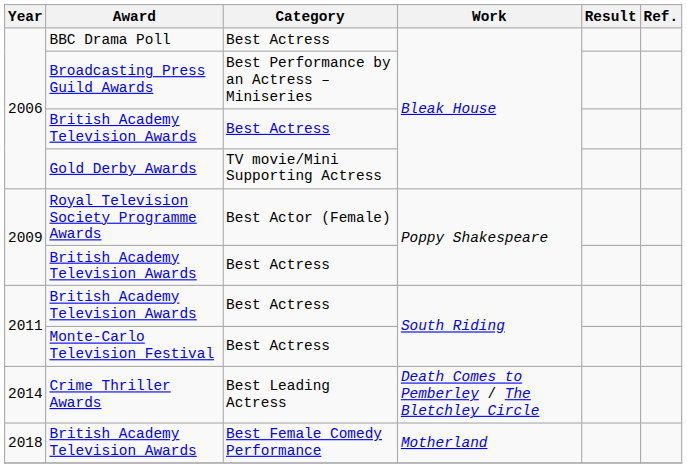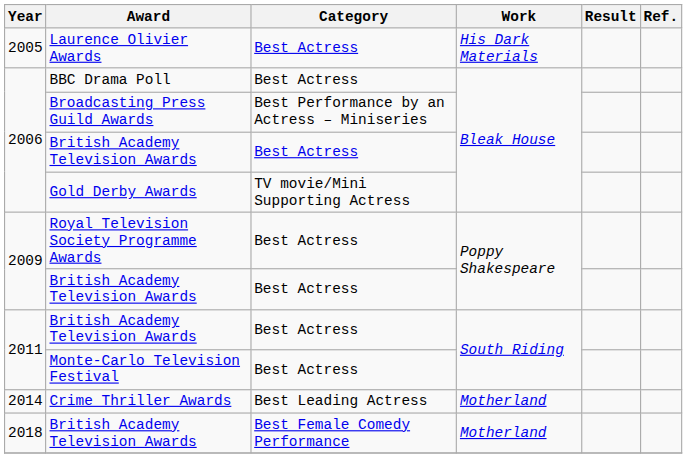+ row: (25, 48)
(308, 217) Best Actor (Female) -> (306, 241) Best Actress
(470, 394) Death Comes to Pemberley / The Bletchley Circle -> (503, 401) Motherland
